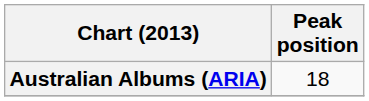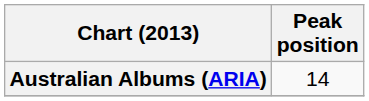(318, 78) 18 -> (318, 78) 14
